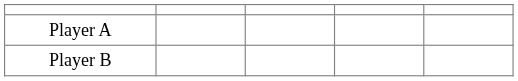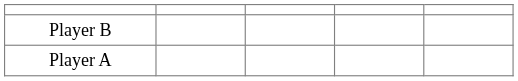rows swapped: (80, 29) <-> (80, 60)
